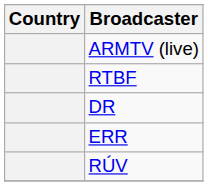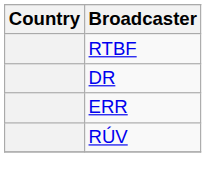- row: (144, 48)
